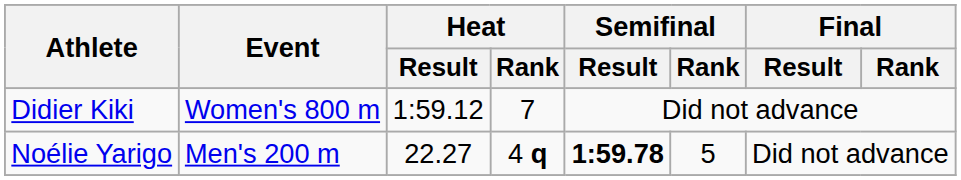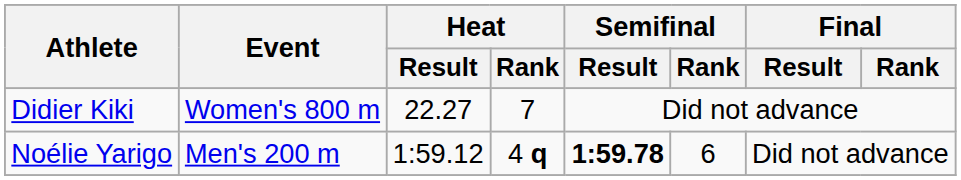(438, 110) 1:59.12 -> (438, 110) 22.27
(438, 153) 22.27 -> (438, 153) 1:59.12
(708, 153) 5 -> (708, 153) 6
